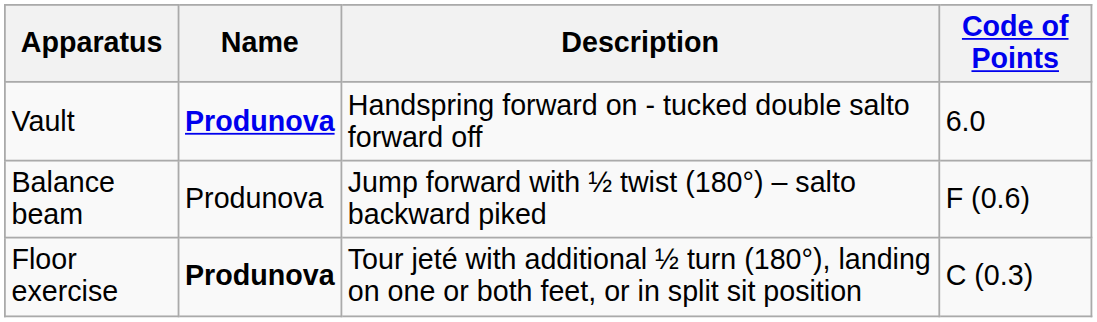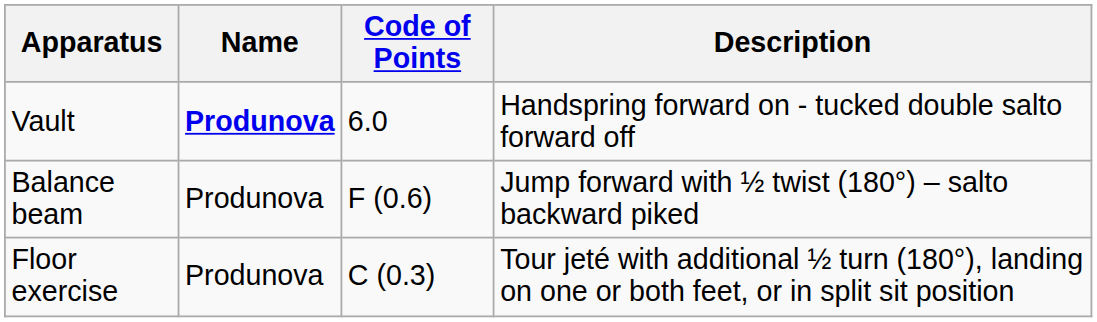columns swapped: (640, 43) <-> (1015, 43)
(260, 276) bold -> (254, 276) normal
